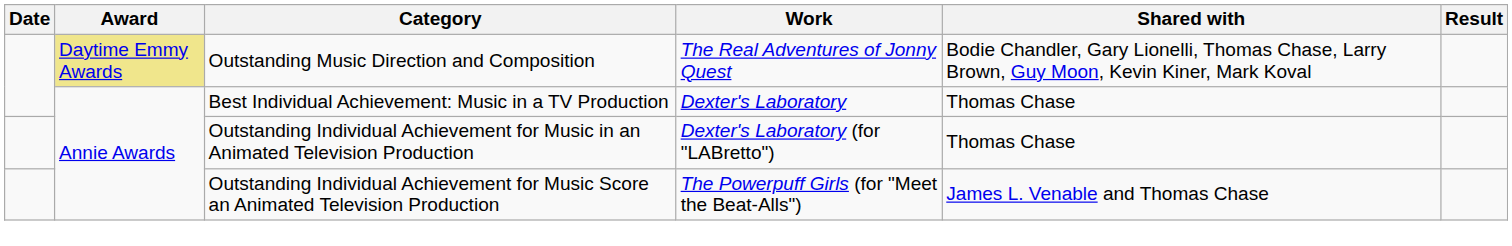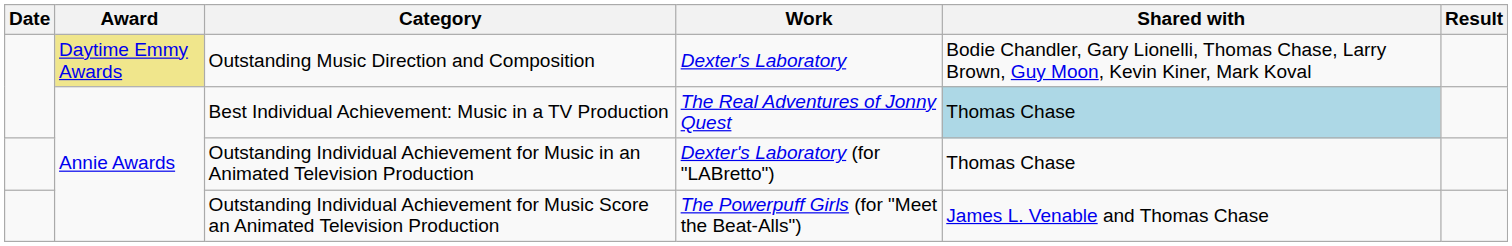(808, 60) The Real Adventures of Jonny Quest -> (763, 60) Dexter's Laboratory
(763, 101) Dexter's Laboratory -> (808, 112) The Real Adventures of Jonny Quest
(1011, 101) no background -> (1011, 112) lightblue background
